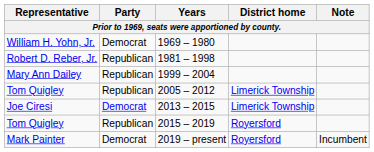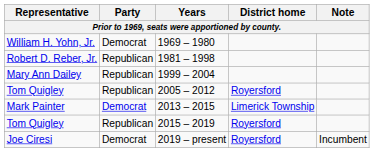(273, 91) Limerick Township -> (256, 91) Royersford
(29, 107) Joe Ciresi -> (36, 107) Mark Painter
(36, 139) Mark Painter -> (29, 139) Joe Ciresi
